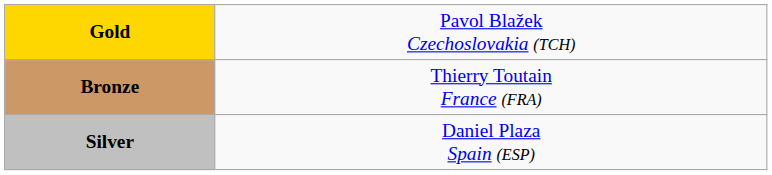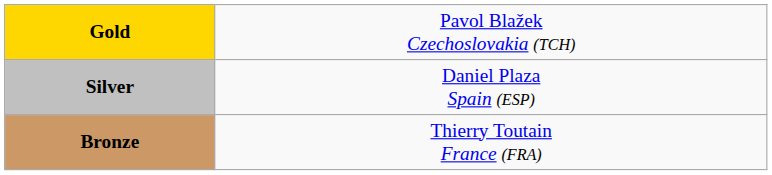rows swapped: (110, 141) <-> (110, 86)
